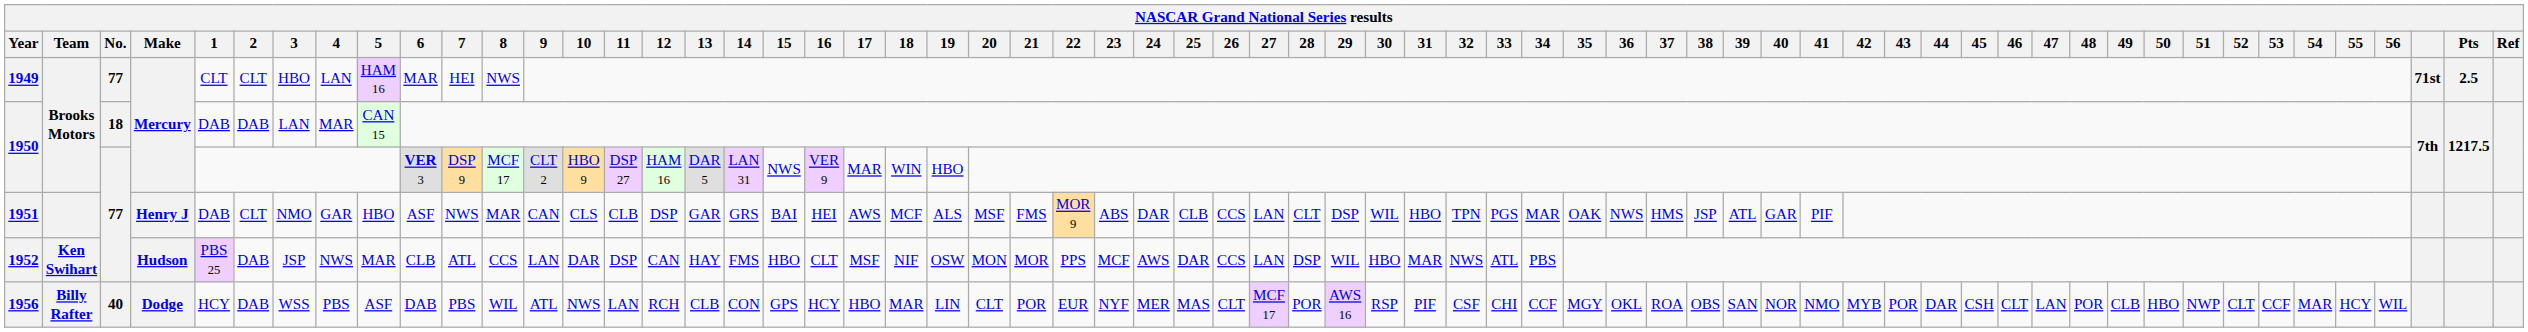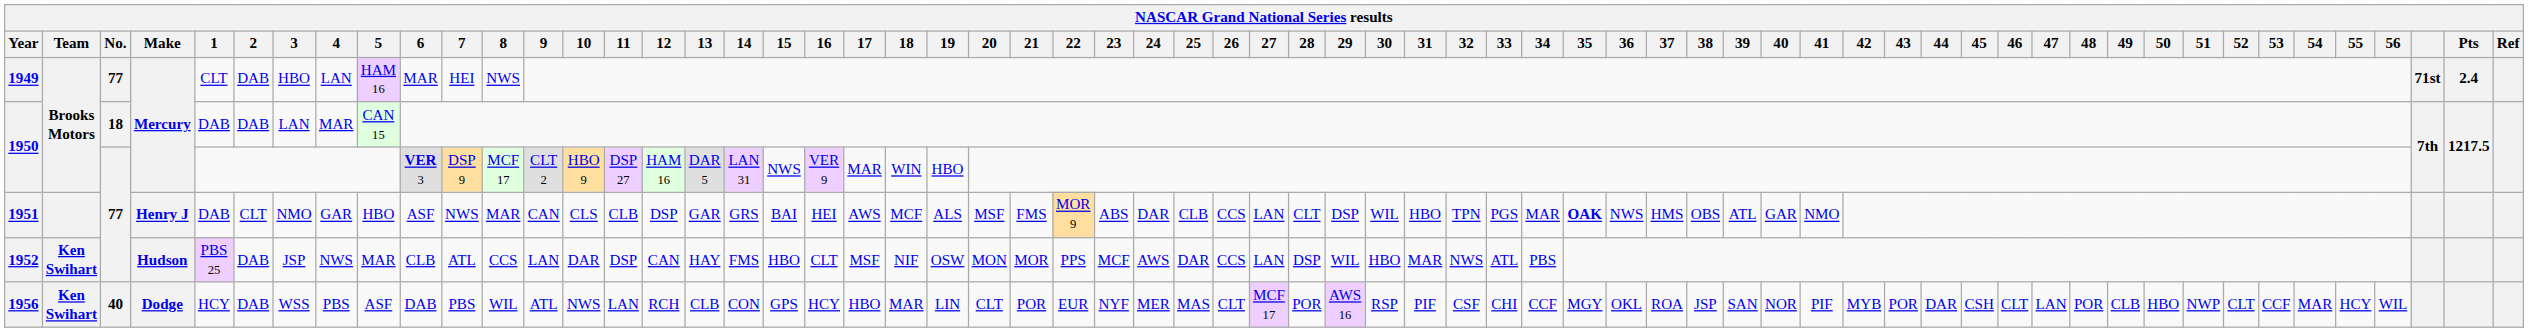(253, 79) CLT -> (253, 79) DAB
(2469, 79) 2.5 -> (2469, 79) 2.4
(1585, 214) normal -> (1585, 214) bold
(1705, 214) JSP -> (1705, 214) OBS
(1822, 214) PIF -> (1822, 214) NMO
(71, 304) Billy Rafter -> (71, 304) Ken Swihart
(1705, 304) OBS -> (1705, 304) JSP
(1822, 304) NMO -> (1822, 304) PIF
